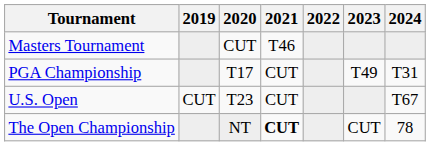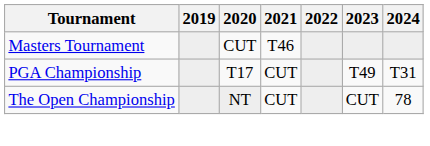- row: (43, 100)
(282, 127) bold -> (281, 100) normal
